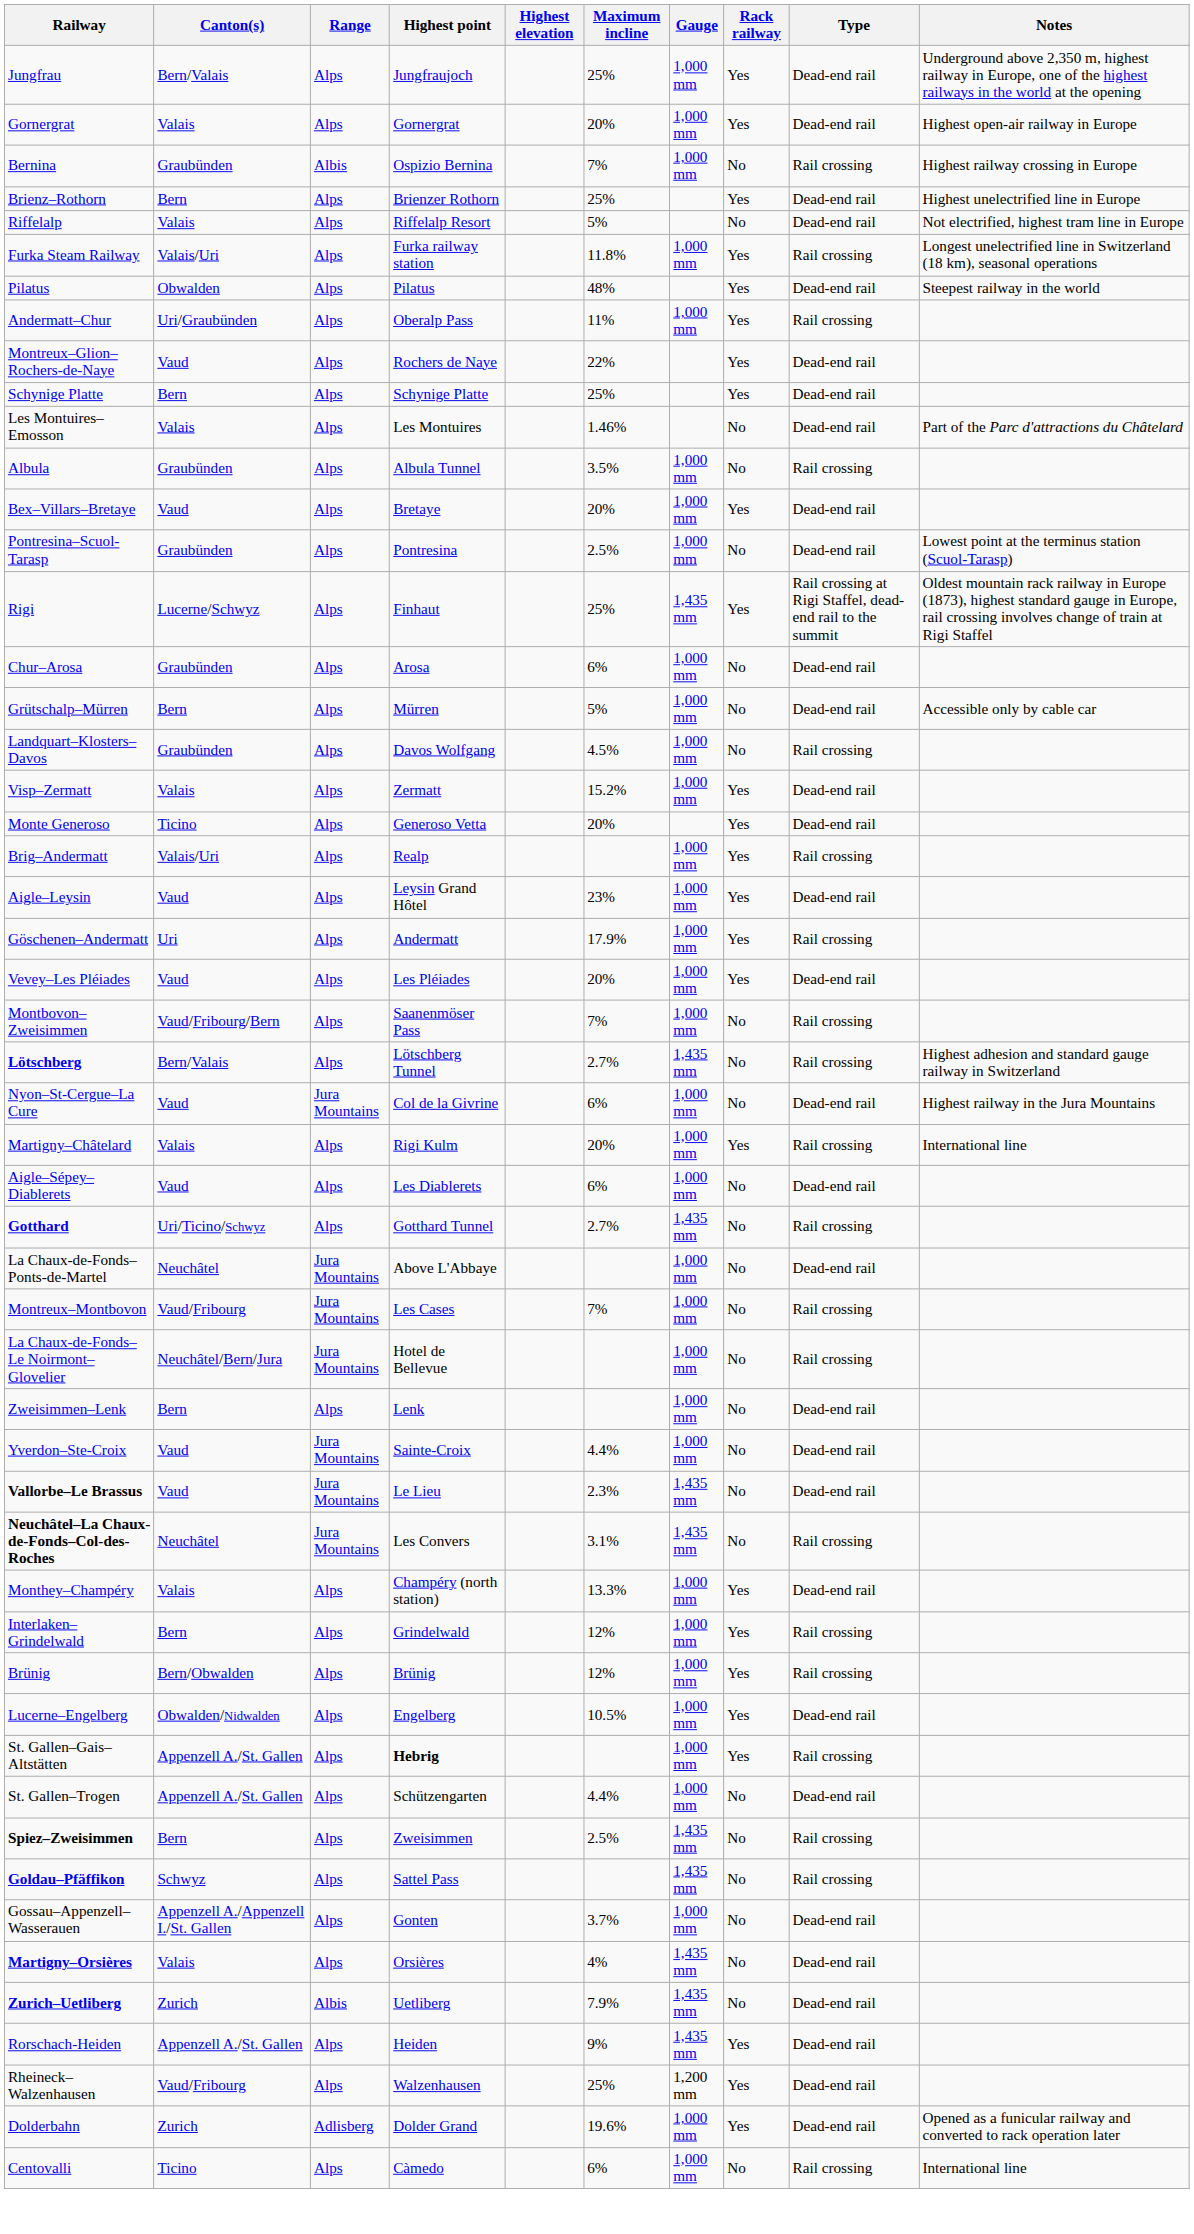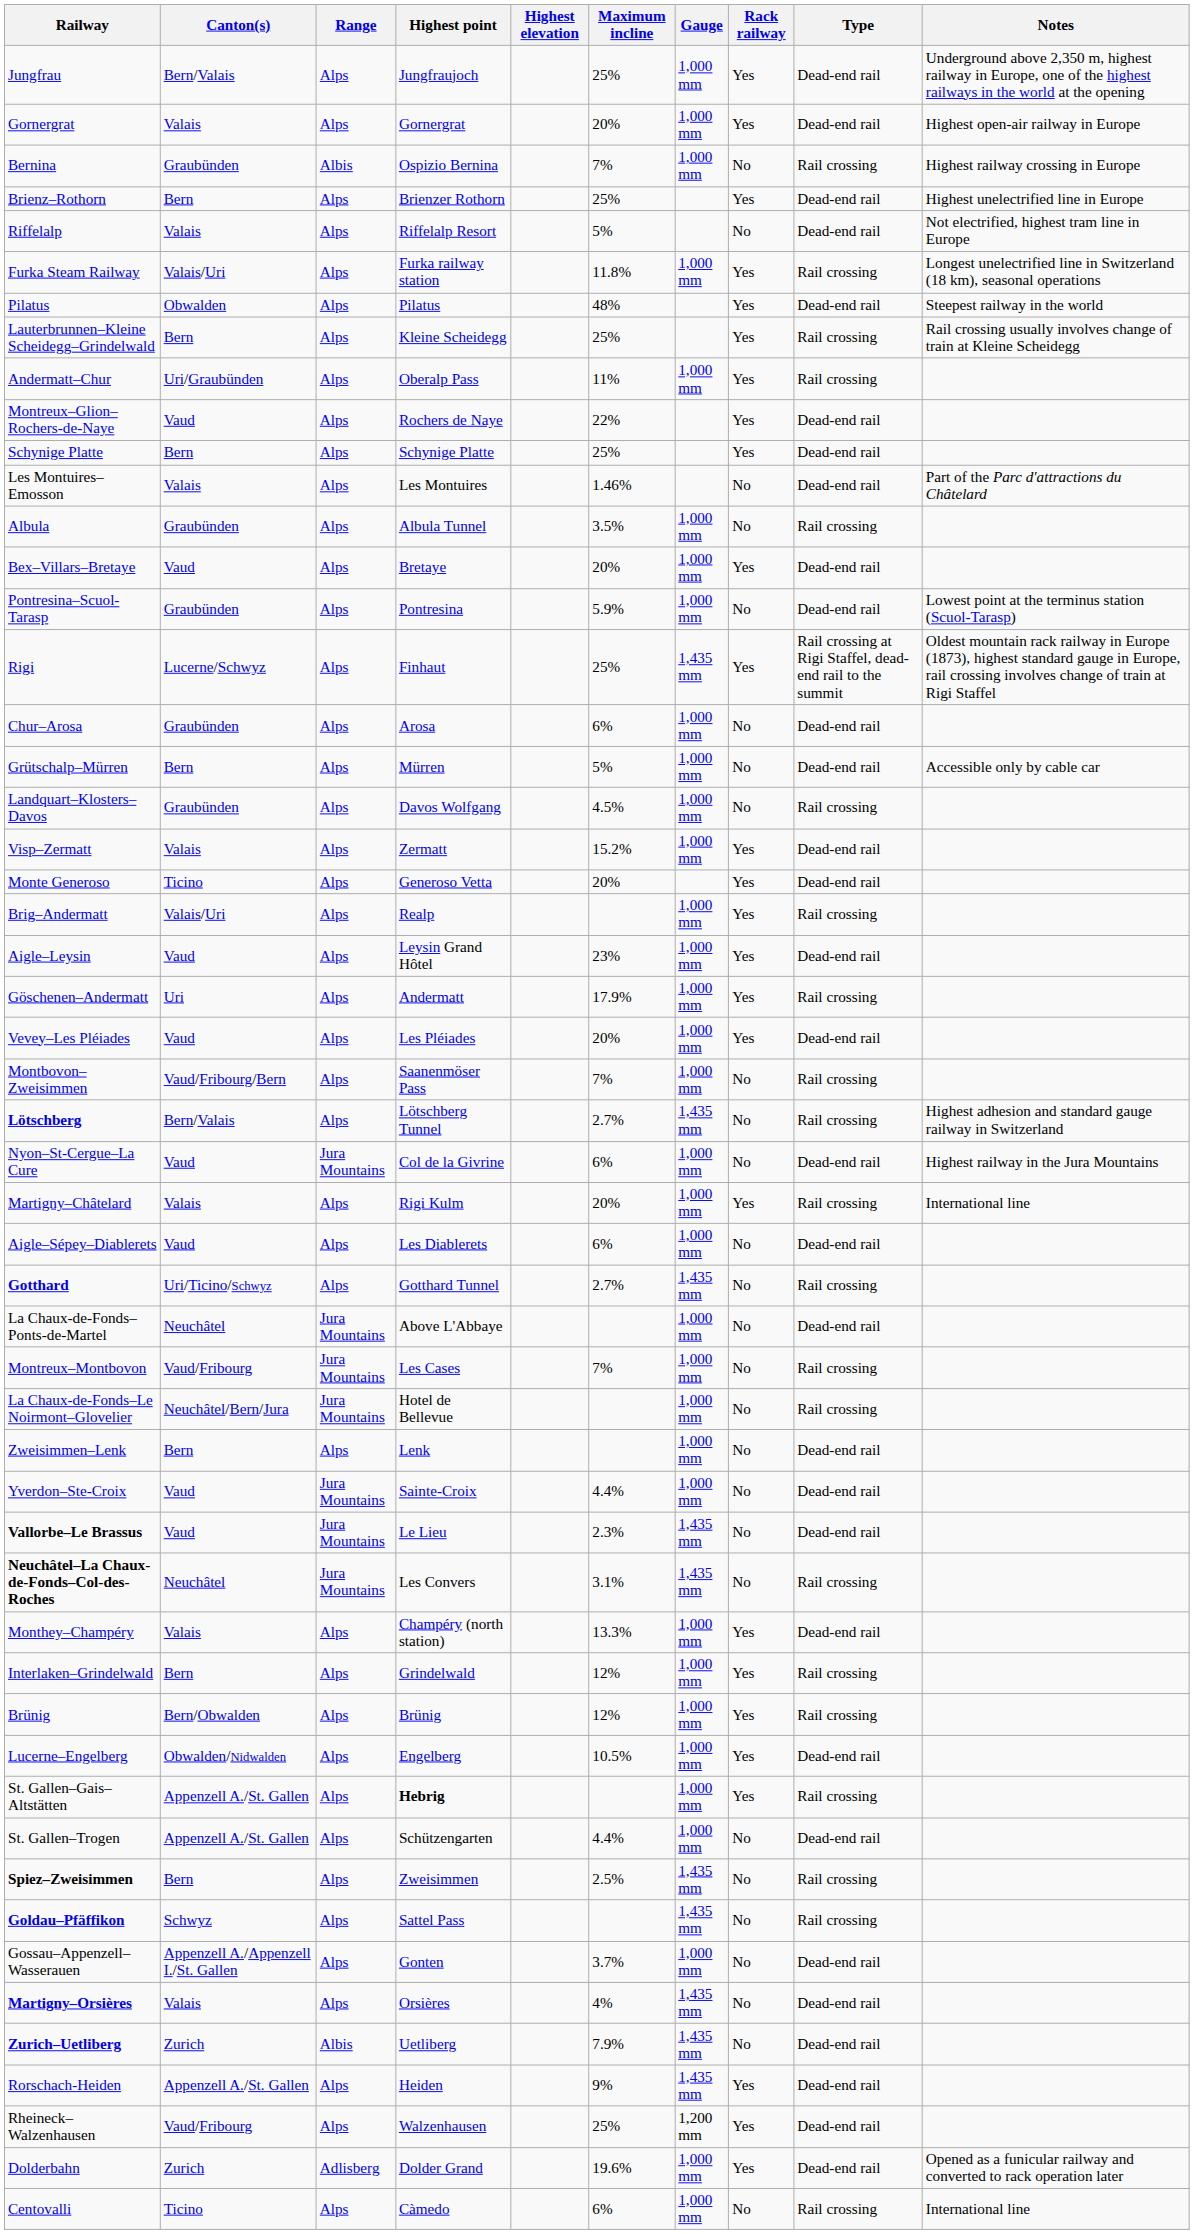+ row: (81, 337)
(603, 550) 2.5% -> (608, 608) 5.9%
